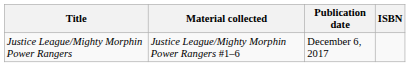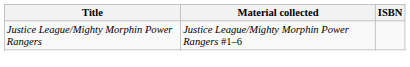- column: (340, 18)
